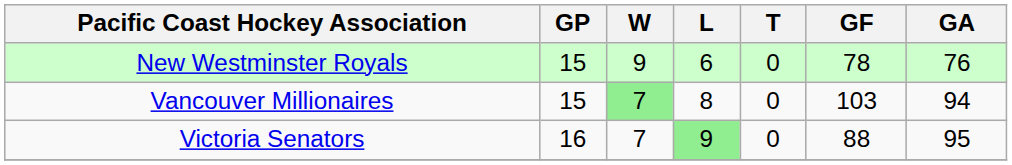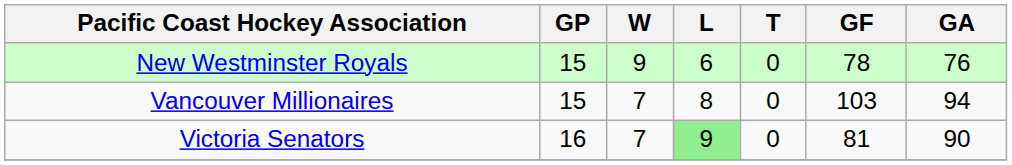(640, 100) lightgreen background -> (640, 100) no background
(857, 139) 88 -> (857, 139) 81
(957, 139) 95 -> (957, 139) 90
